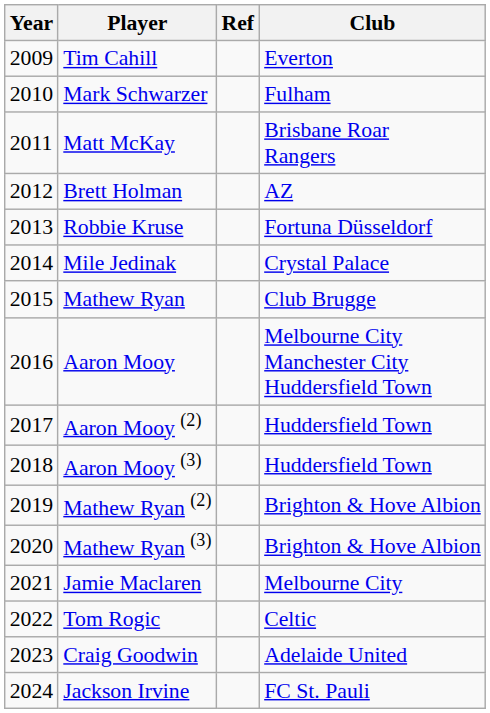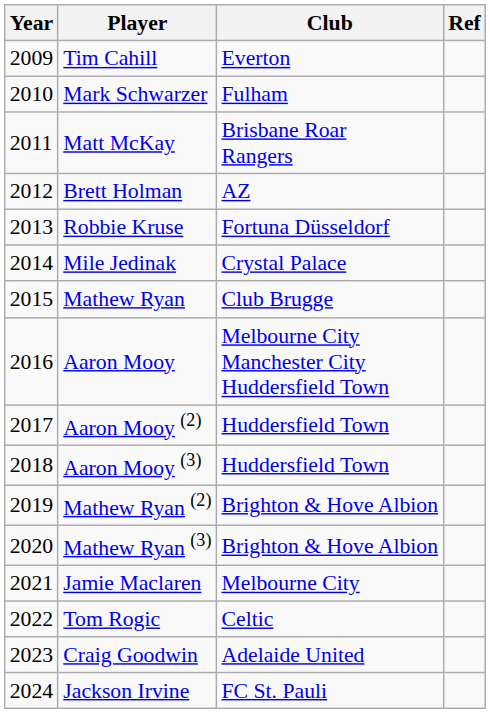columns swapped: (372, 22) <-> (238, 22)
